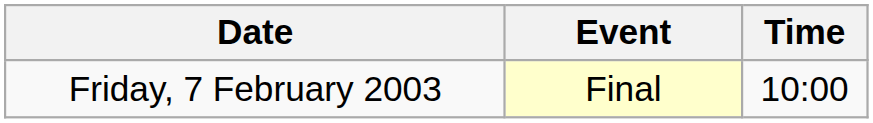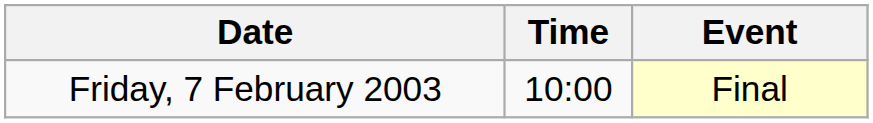columns swapped: (805, 32) <-> (623, 32)
